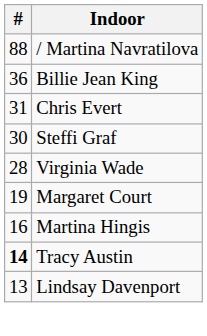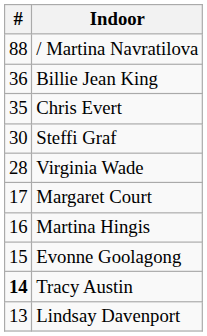(18, 108) 31 -> (18, 108) 35
(18, 197) 19 -> (18, 197) 17
+ row: (109, 256)
